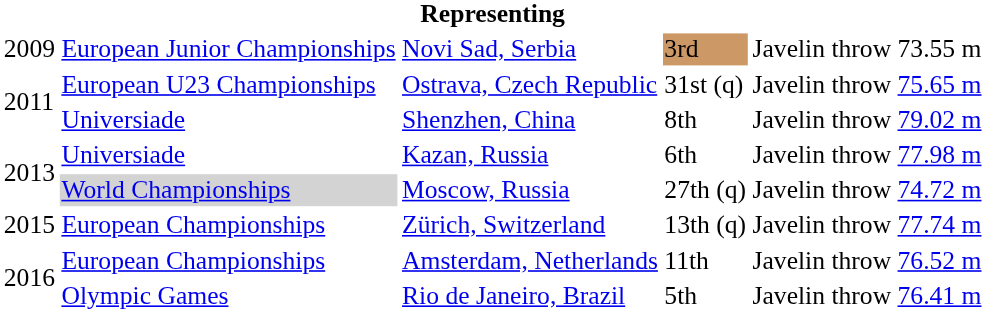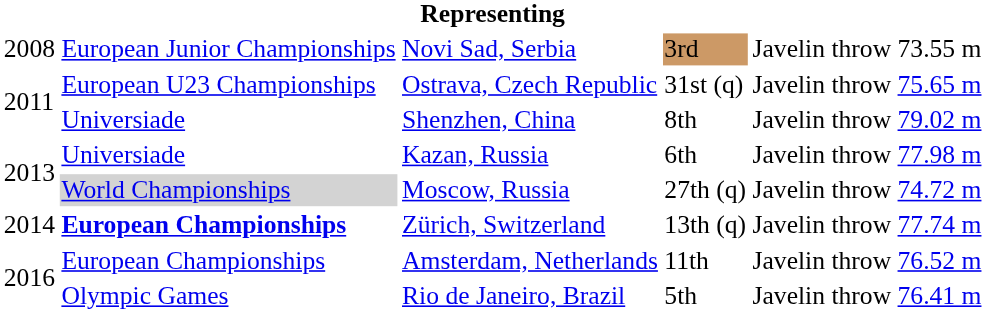(29, 49) 2009 -> (29, 49) 2008
(29, 225) 2015 -> (29, 225) 2014
(193, 225) normal -> (204, 225) bold
